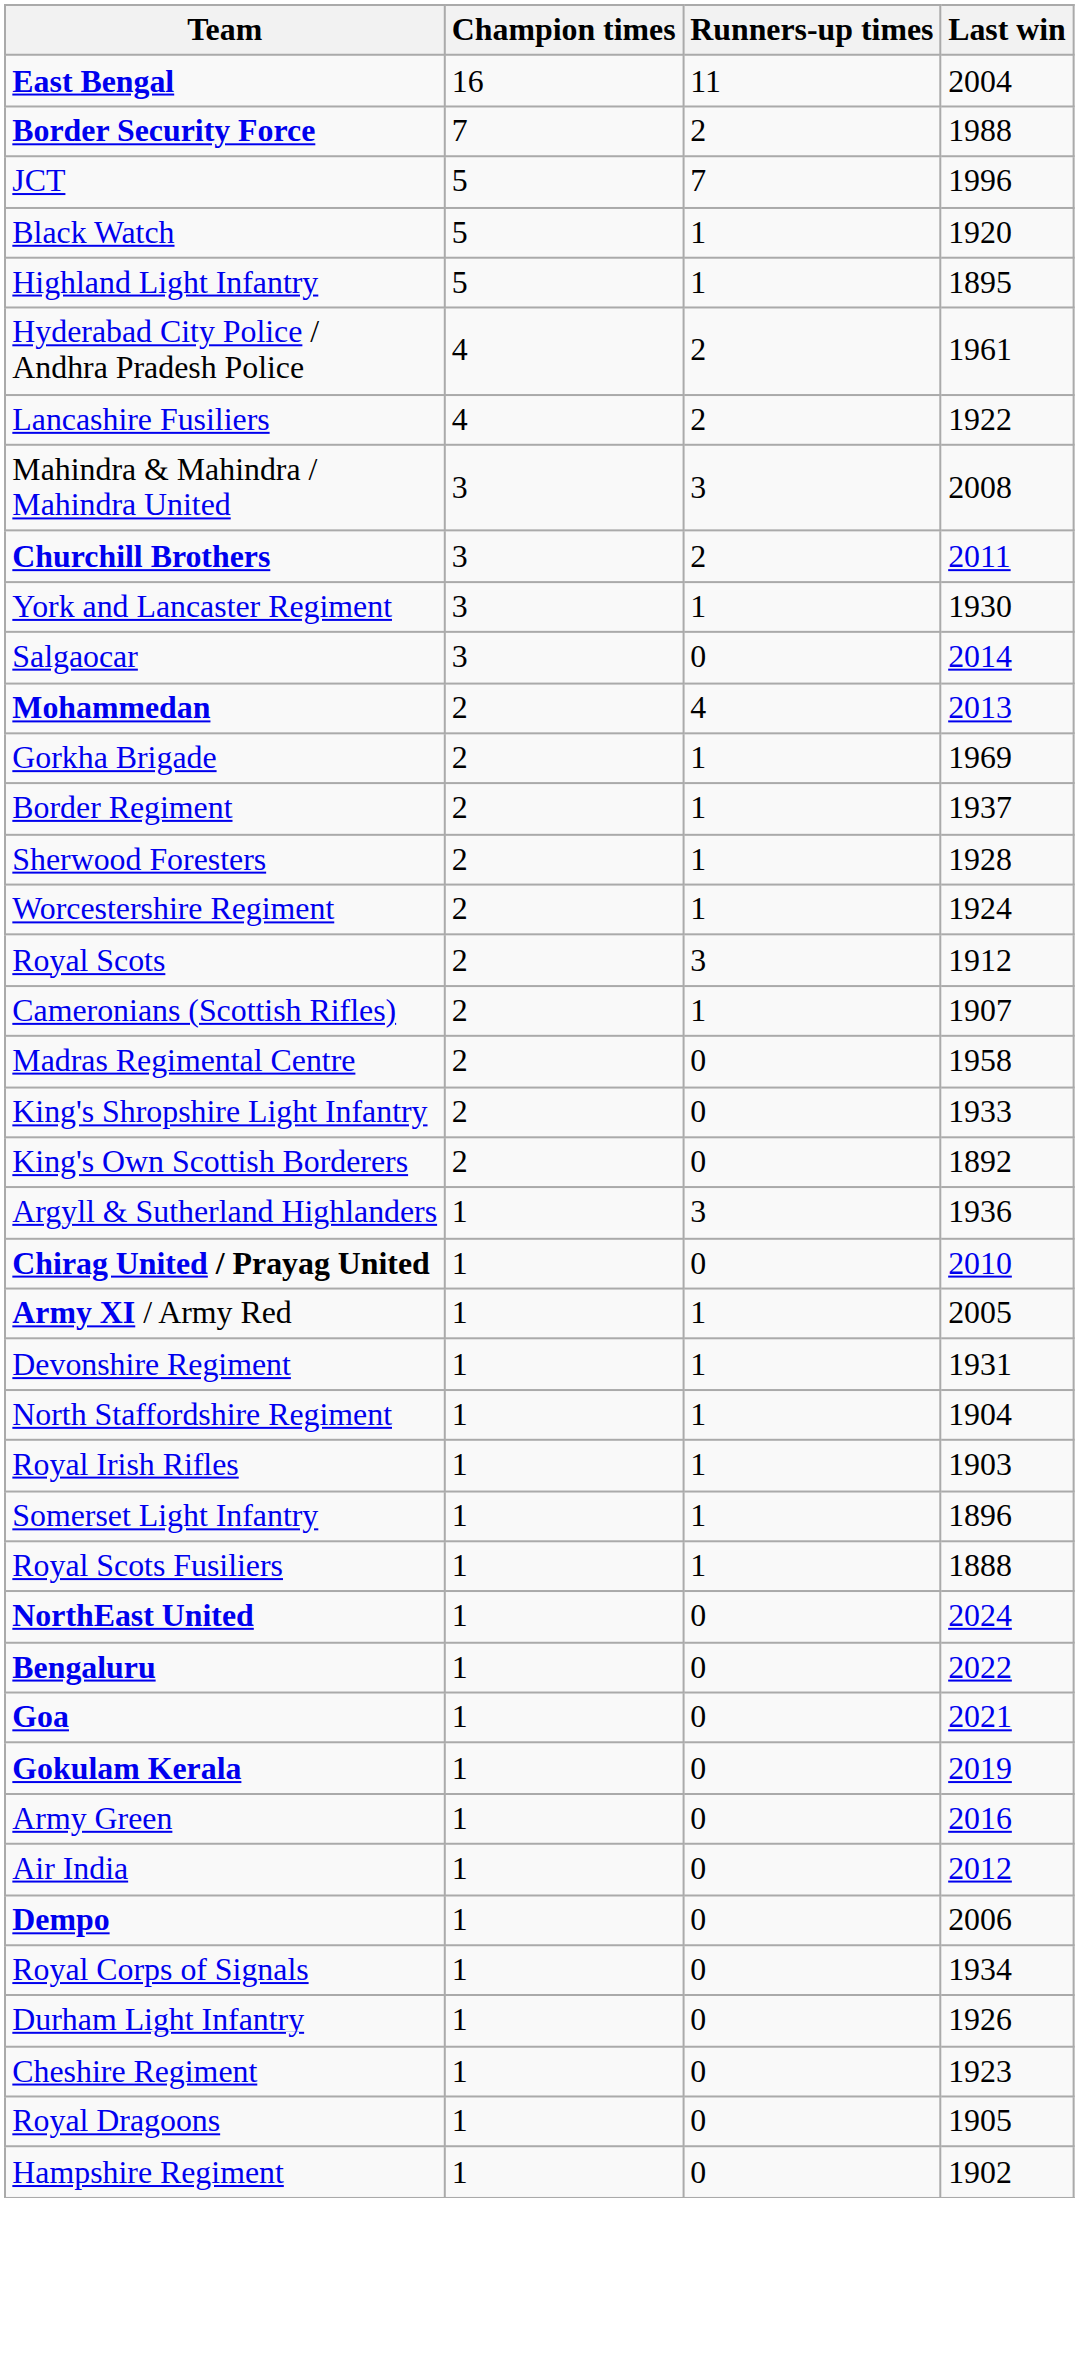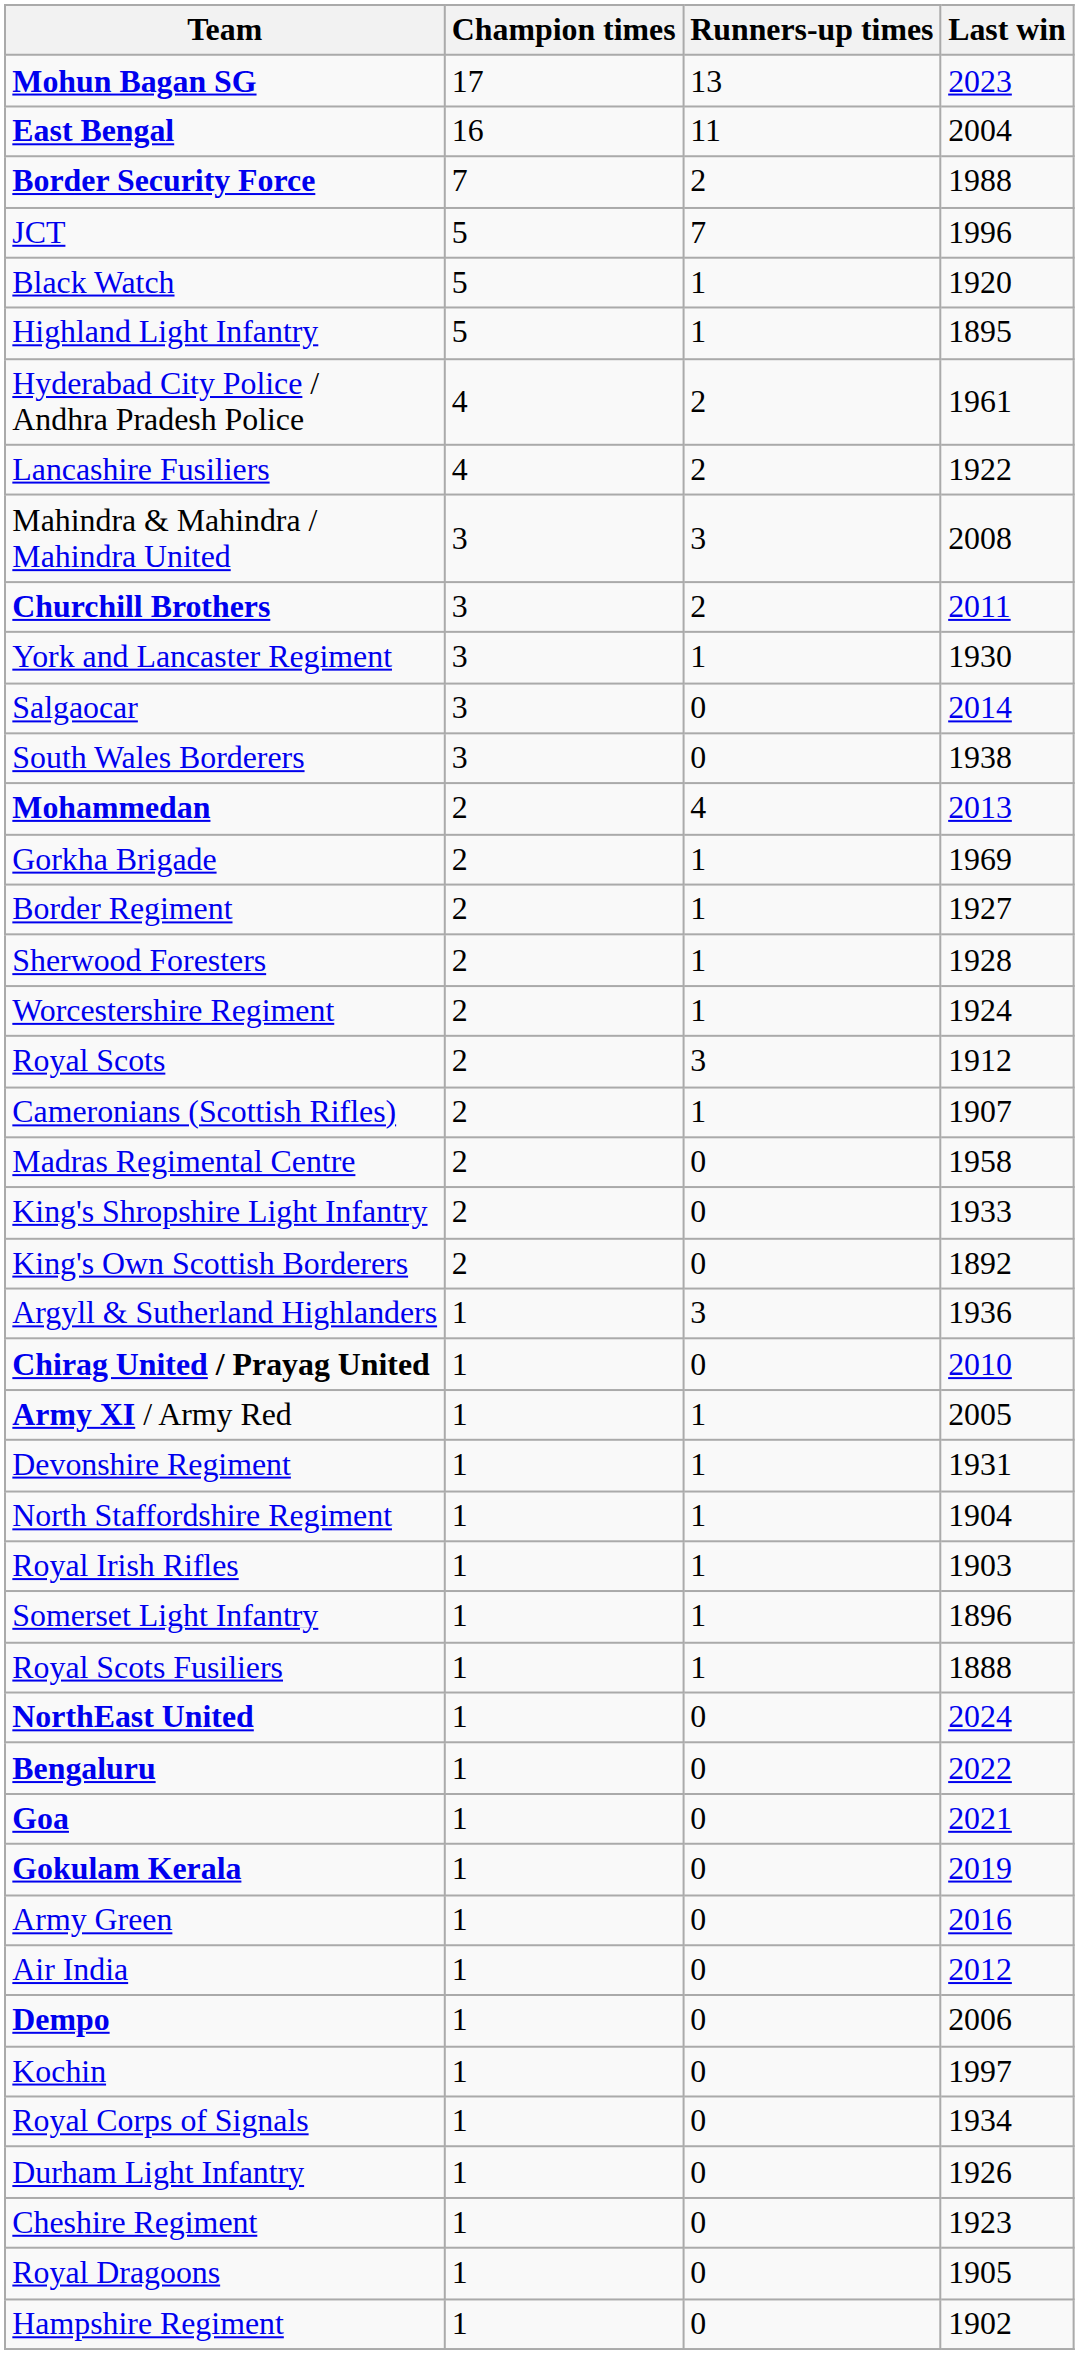+ row: (134, 80)
+ row: (158, 757)
(980, 808) 1937 -> (980, 909) 1927
+ row: (59, 2070)
